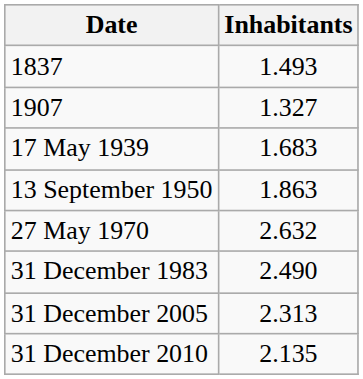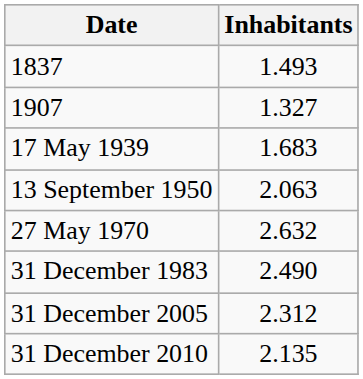(288, 189) 1.863 -> (288, 189) 2.063
(288, 312) 2.313 -> (288, 312) 2.312
